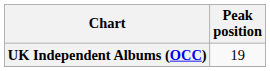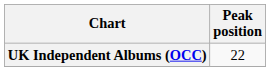(238, 54) 19 -> (238, 54) 22
